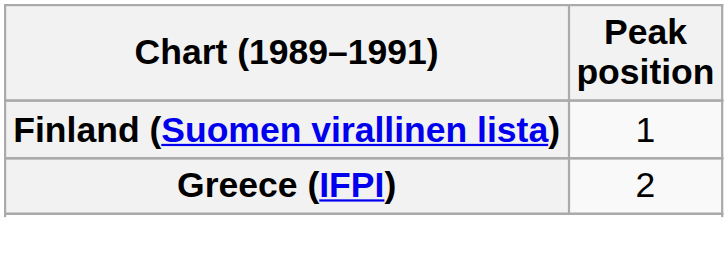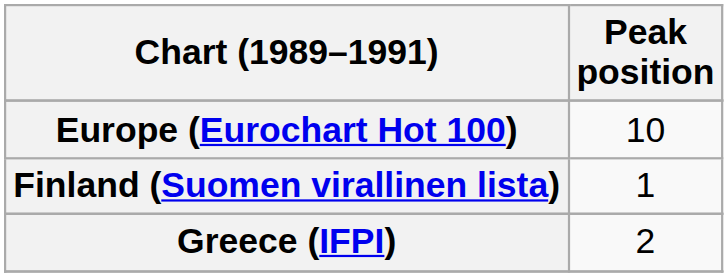+ row: (287, 128)
